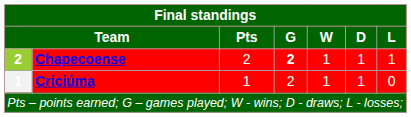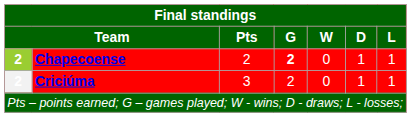(326, 59) 1 -> (326, 59) 0
(18, 81) 1 -> (18, 81) 2
(247, 81) 1 -> (247, 81) 3
(326, 81) 1 -> (326, 81) 0
(392, 81) 0 -> (392, 81) 1
